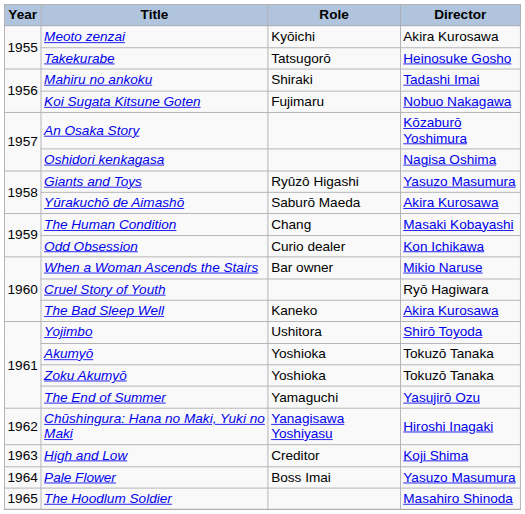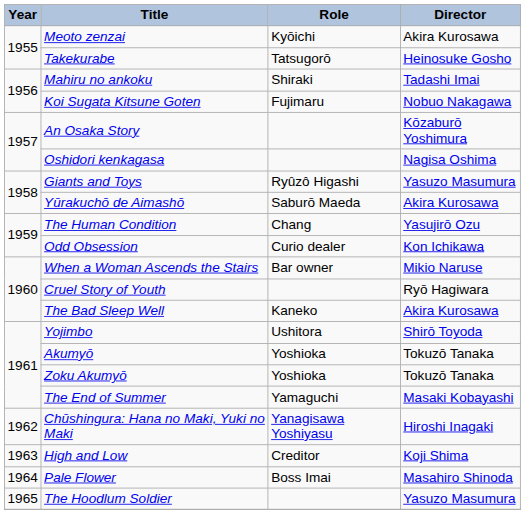(458, 224) Masaki Kobayashi -> (442, 224) Yasujirō Ozu
(442, 397) Yasujirō Ozu -> (458, 397) Masaki Kobayashi
(459, 477) Yasuzo Masumura -> (458, 477) Masahiro Shinoda
(458, 498) Masahiro Shinoda -> (459, 498) Yasuzo Masumura
